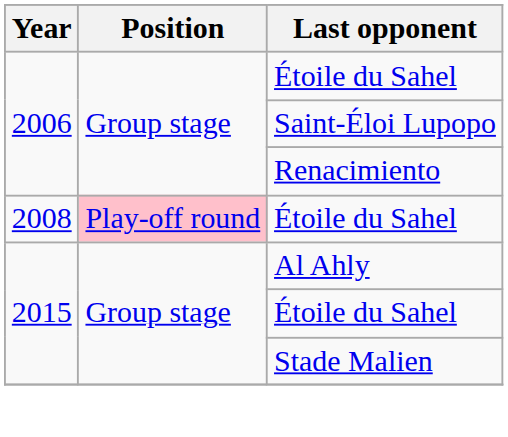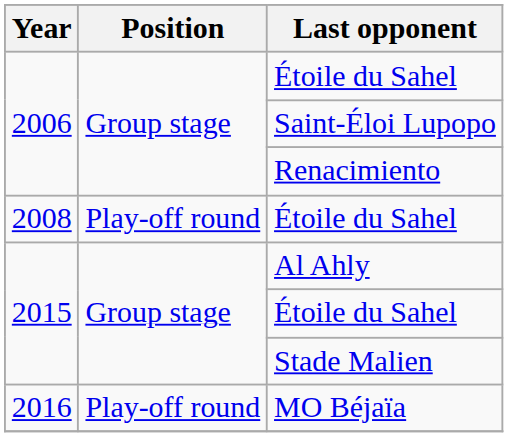(173, 218) pink background -> (173, 218) no background
+ row: (42, 407)
